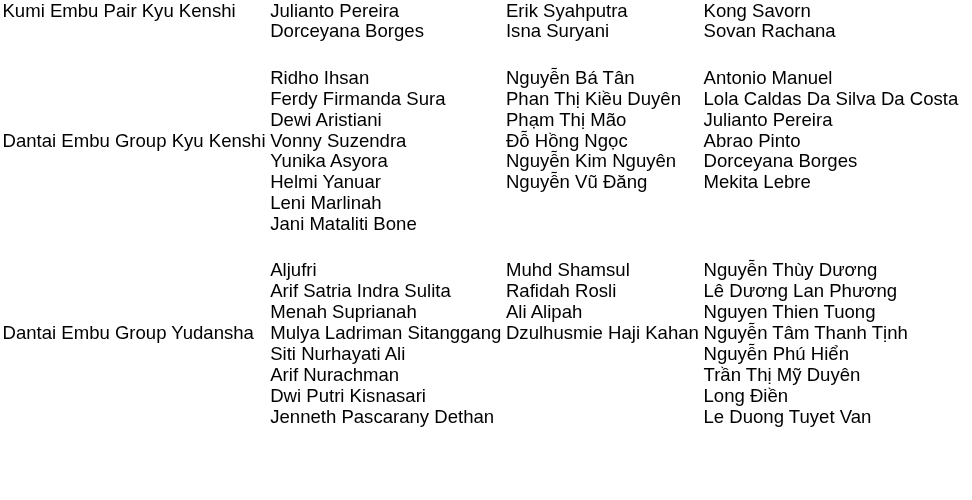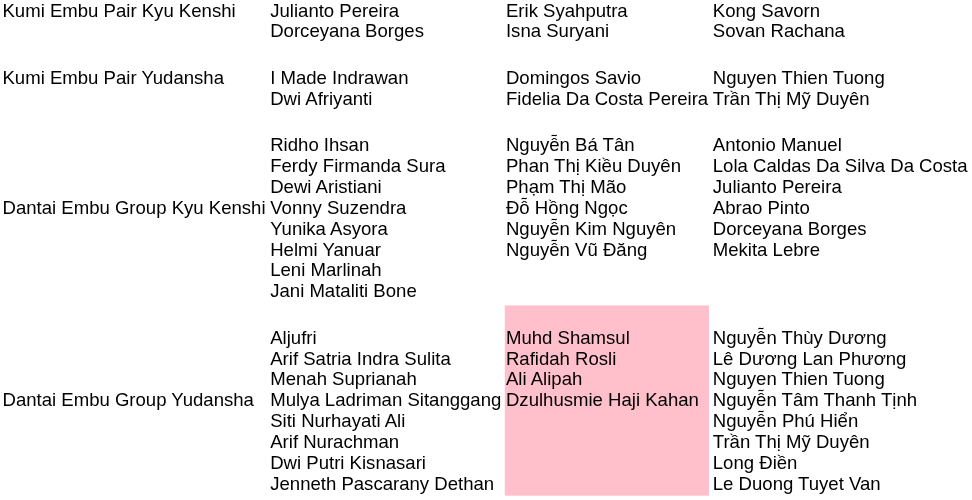+ row: (113, 78)
(602, 301) no background -> (602, 369) pink background
